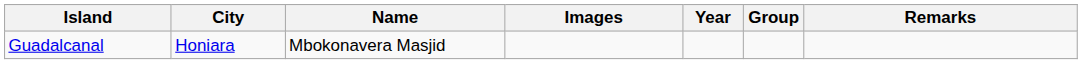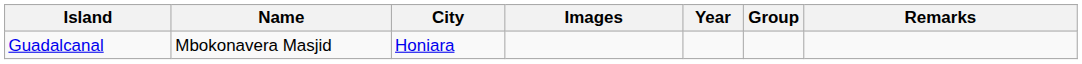columns swapped: (228, 17) <-> (395, 17)
